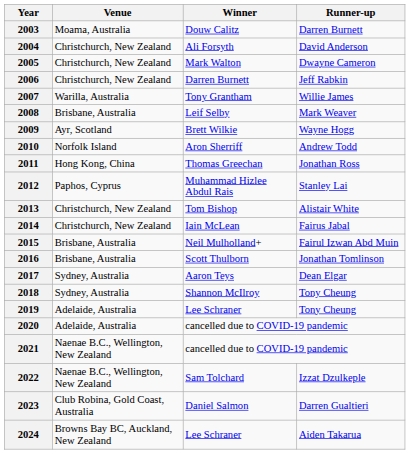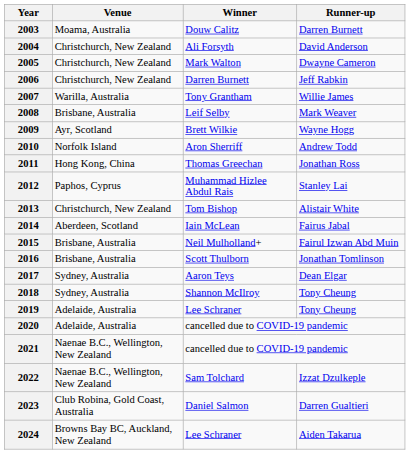(113, 225) Christchurch, New Zealand -> (96, 225) Aberdeen, Scotland
